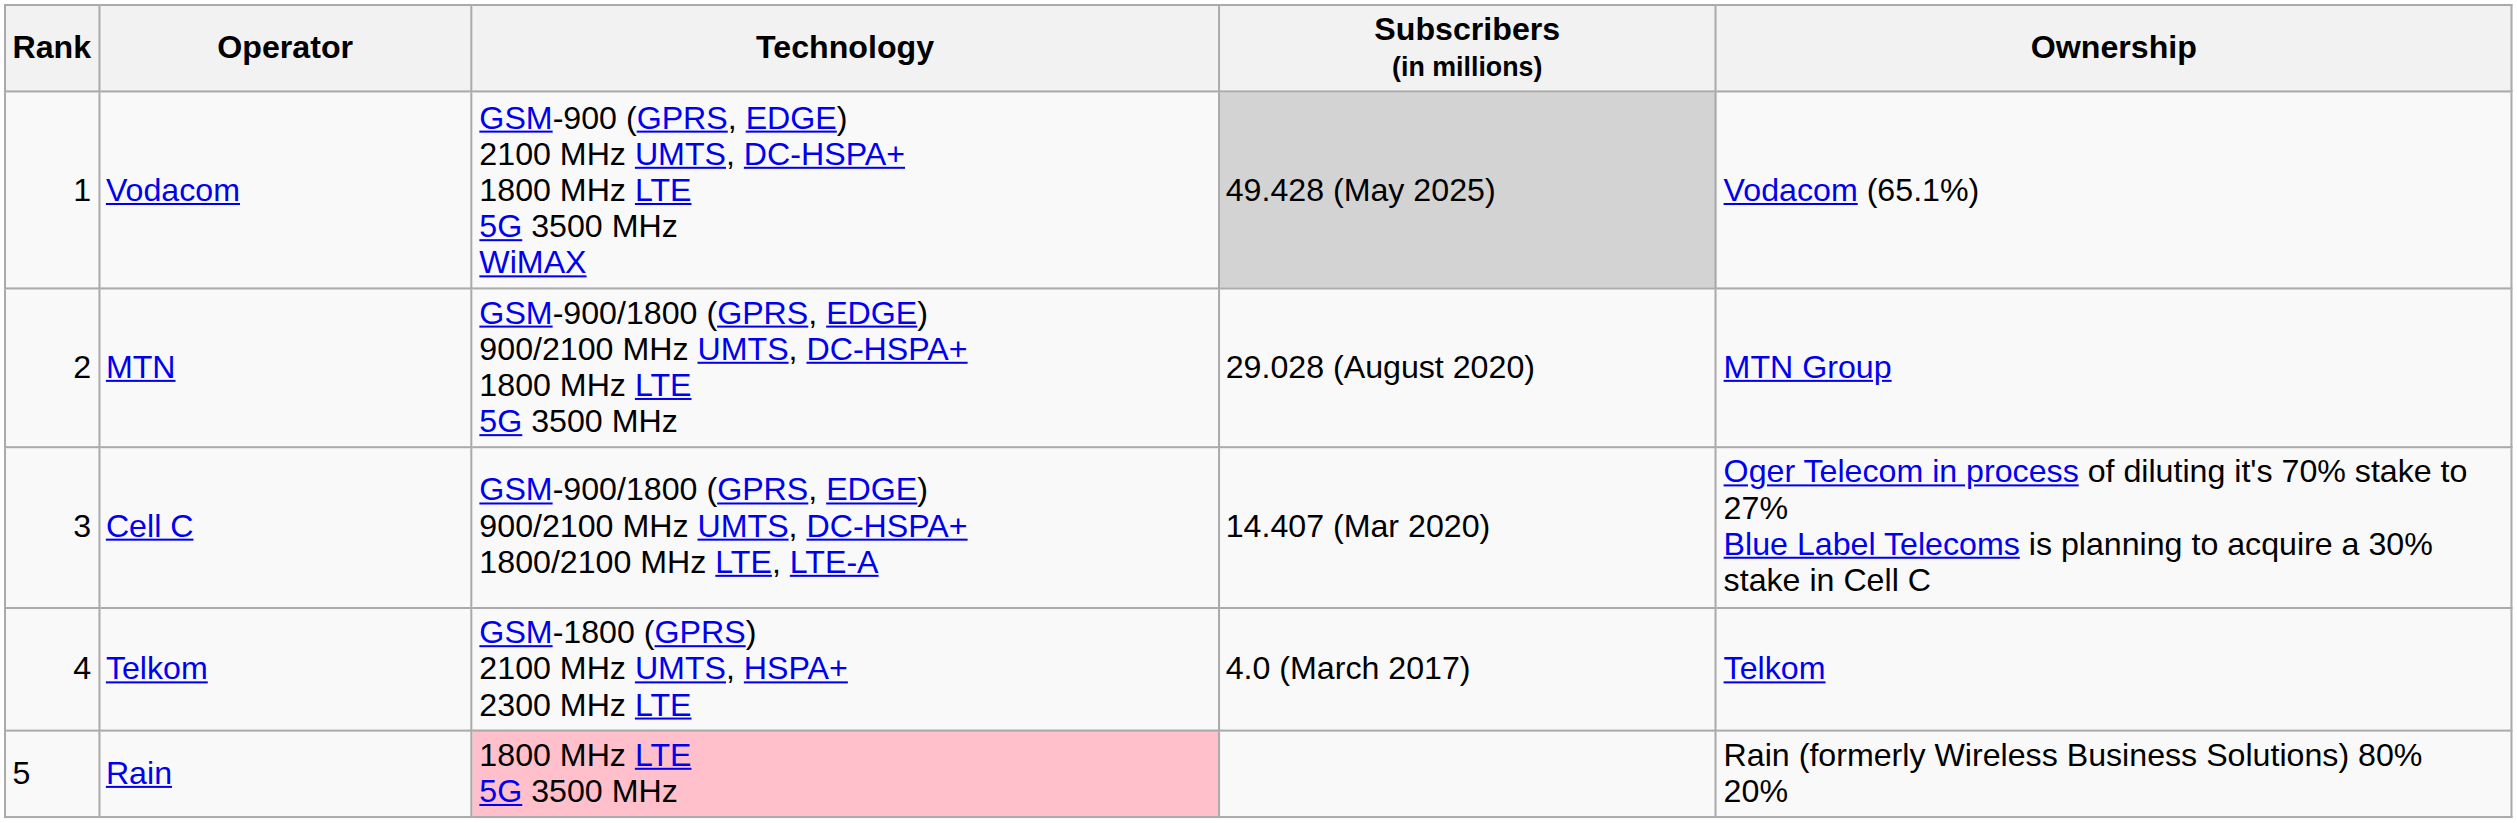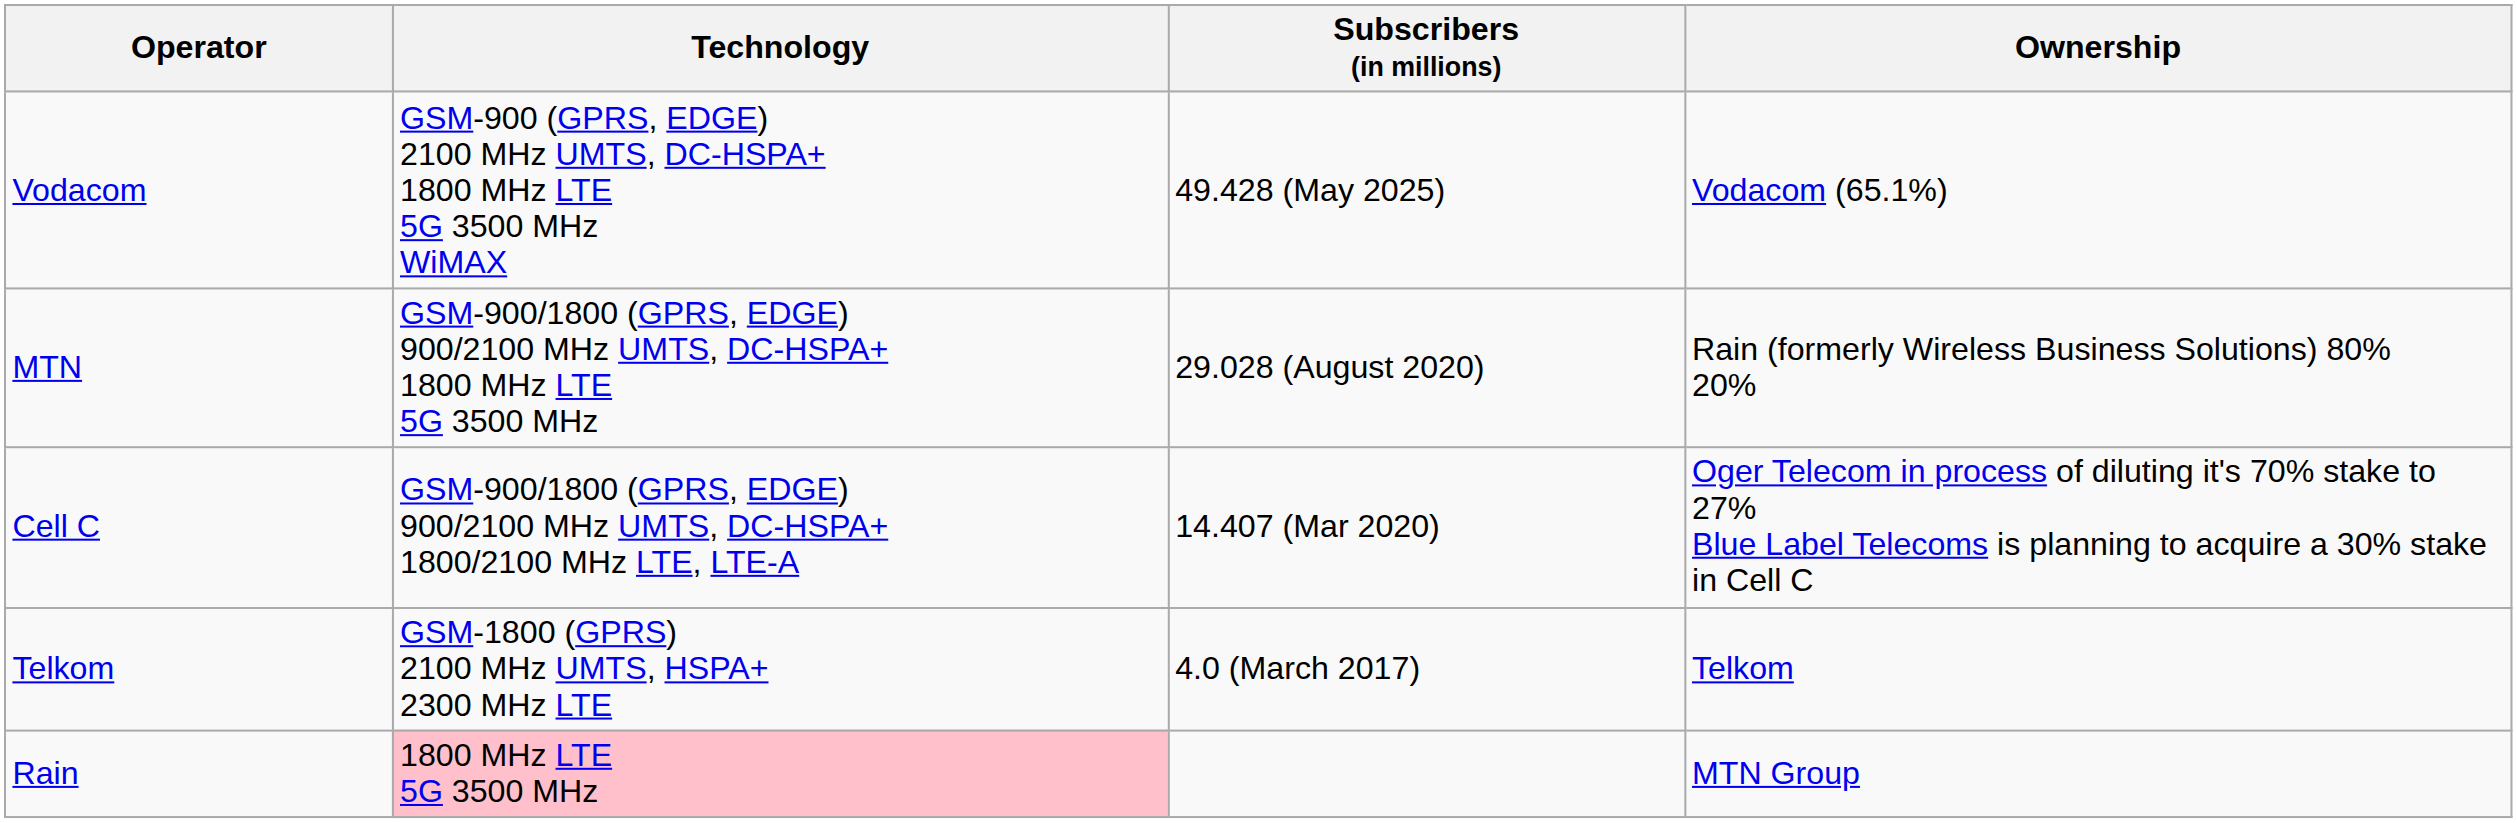- column: (52, 48)
(1361, 189) lightgrey background -> (1310, 189) no background
(1808, 367) MTN Group -> (2041, 367) Rain (formerly Wireless Business Solutions) 80% 20%
(2073, 773) Rain (formerly Wireless Business Solutions) 80% 20% -> (1776, 773) MTN Group
